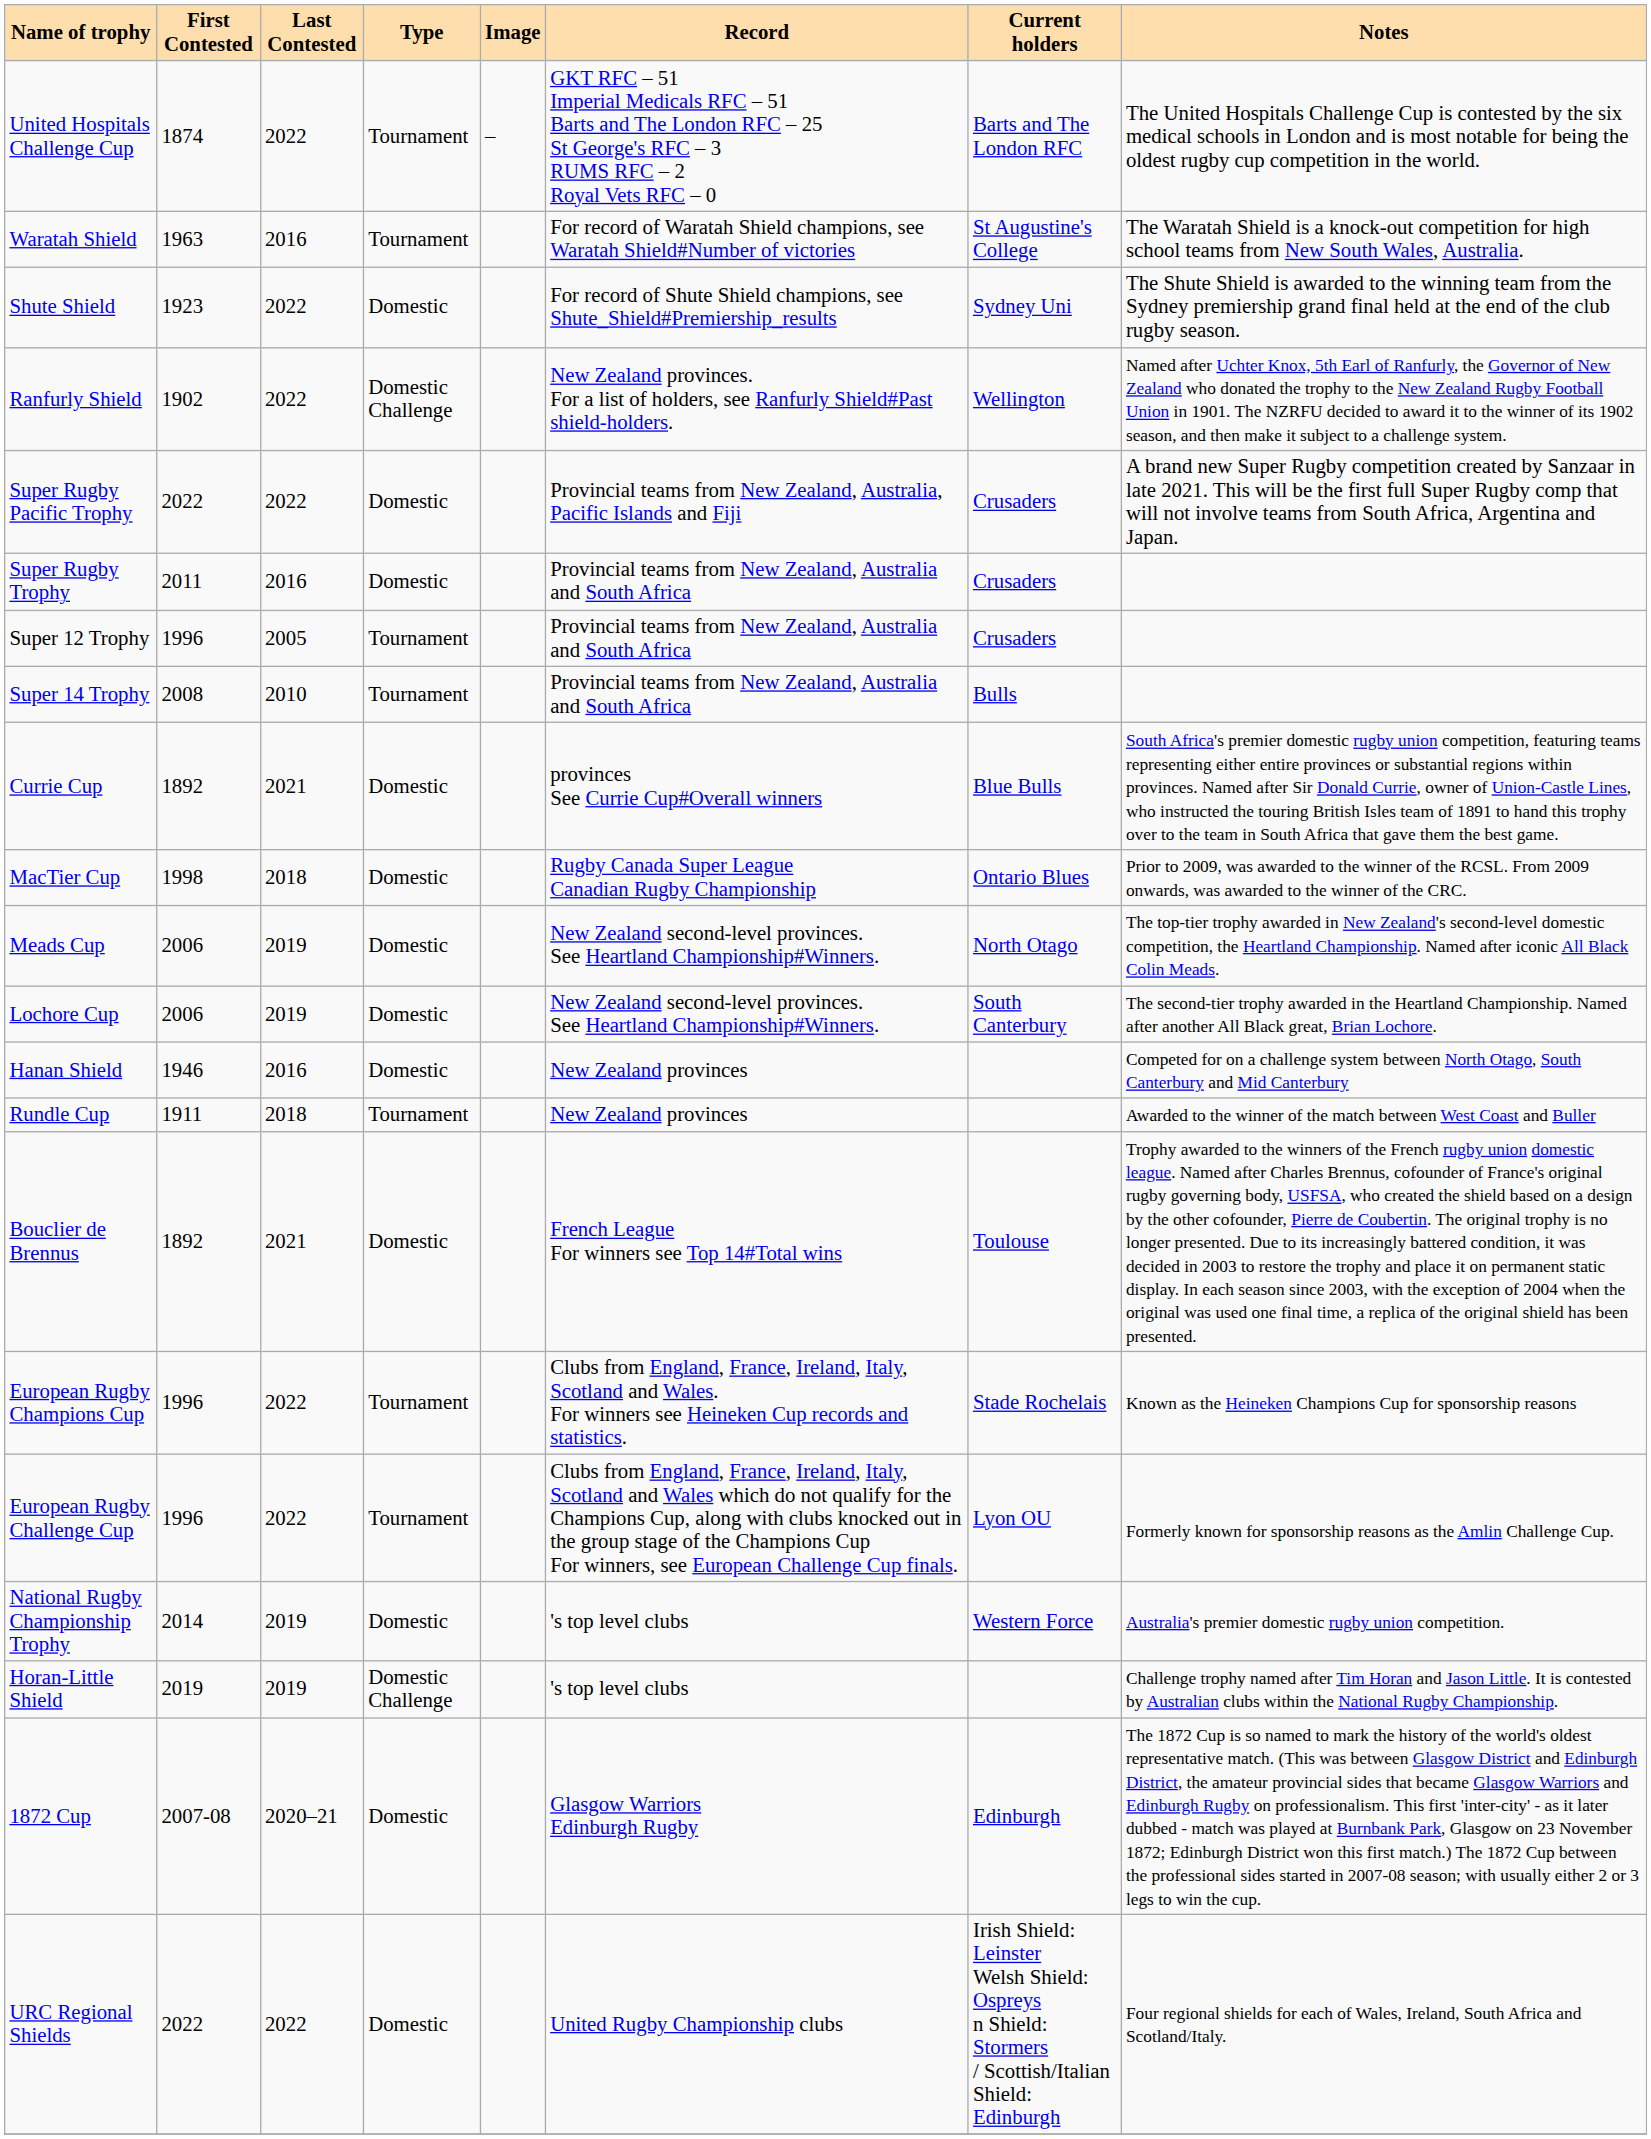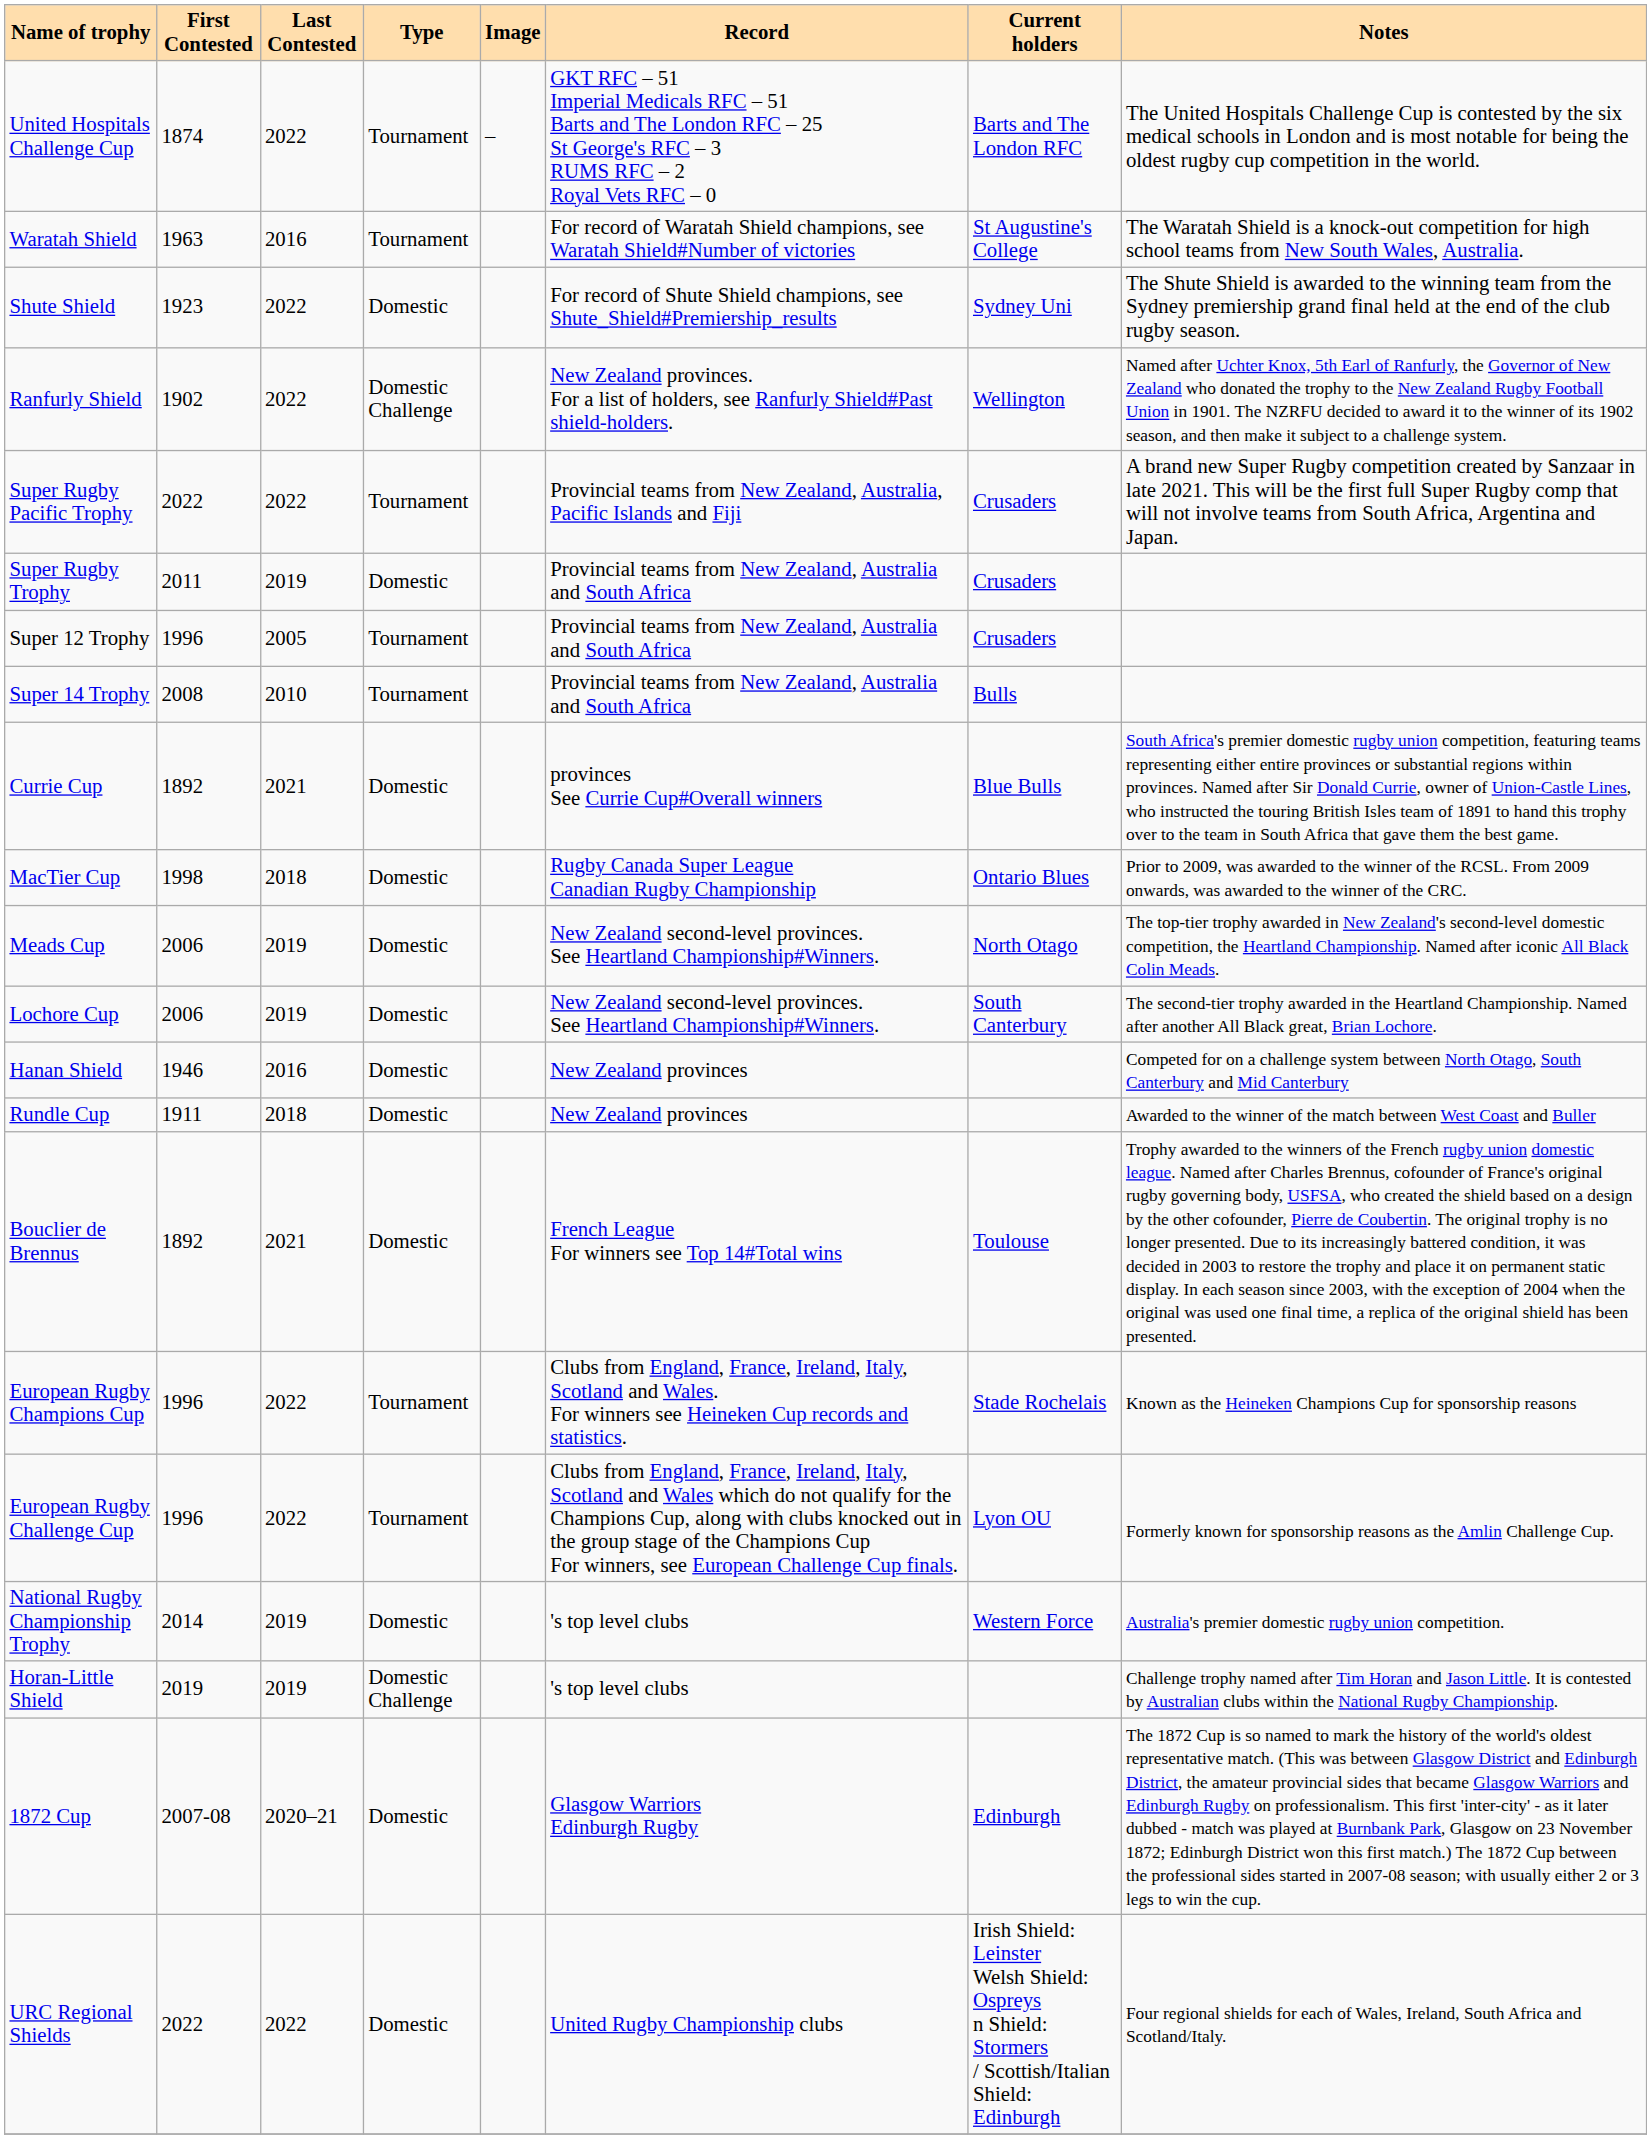(408, 501) Domestic -> (418, 501) Tournament
(286, 581) 2016 -> (286, 581) 2019
(418, 1114) Tournament -> (408, 1114) Domestic
